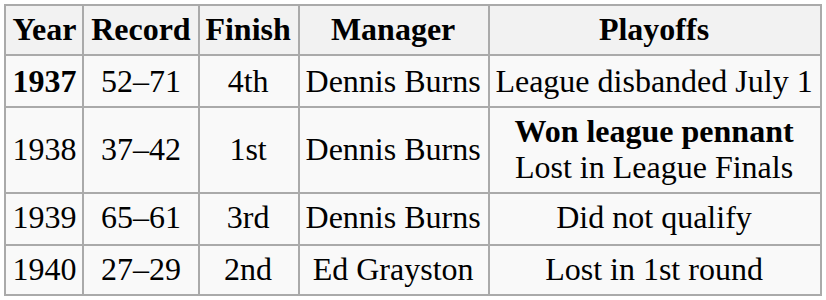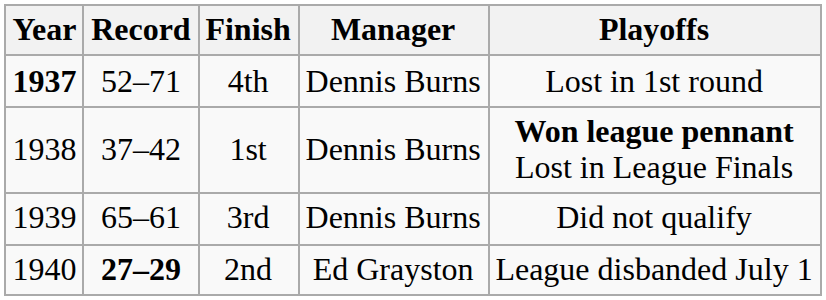(654, 80) League disbanded July 1 -> (654, 80) Lost in 1st round
(141, 268) normal -> (141, 268) bold
(654, 268) Lost in 1st round -> (654, 268) League disbanded July 1
